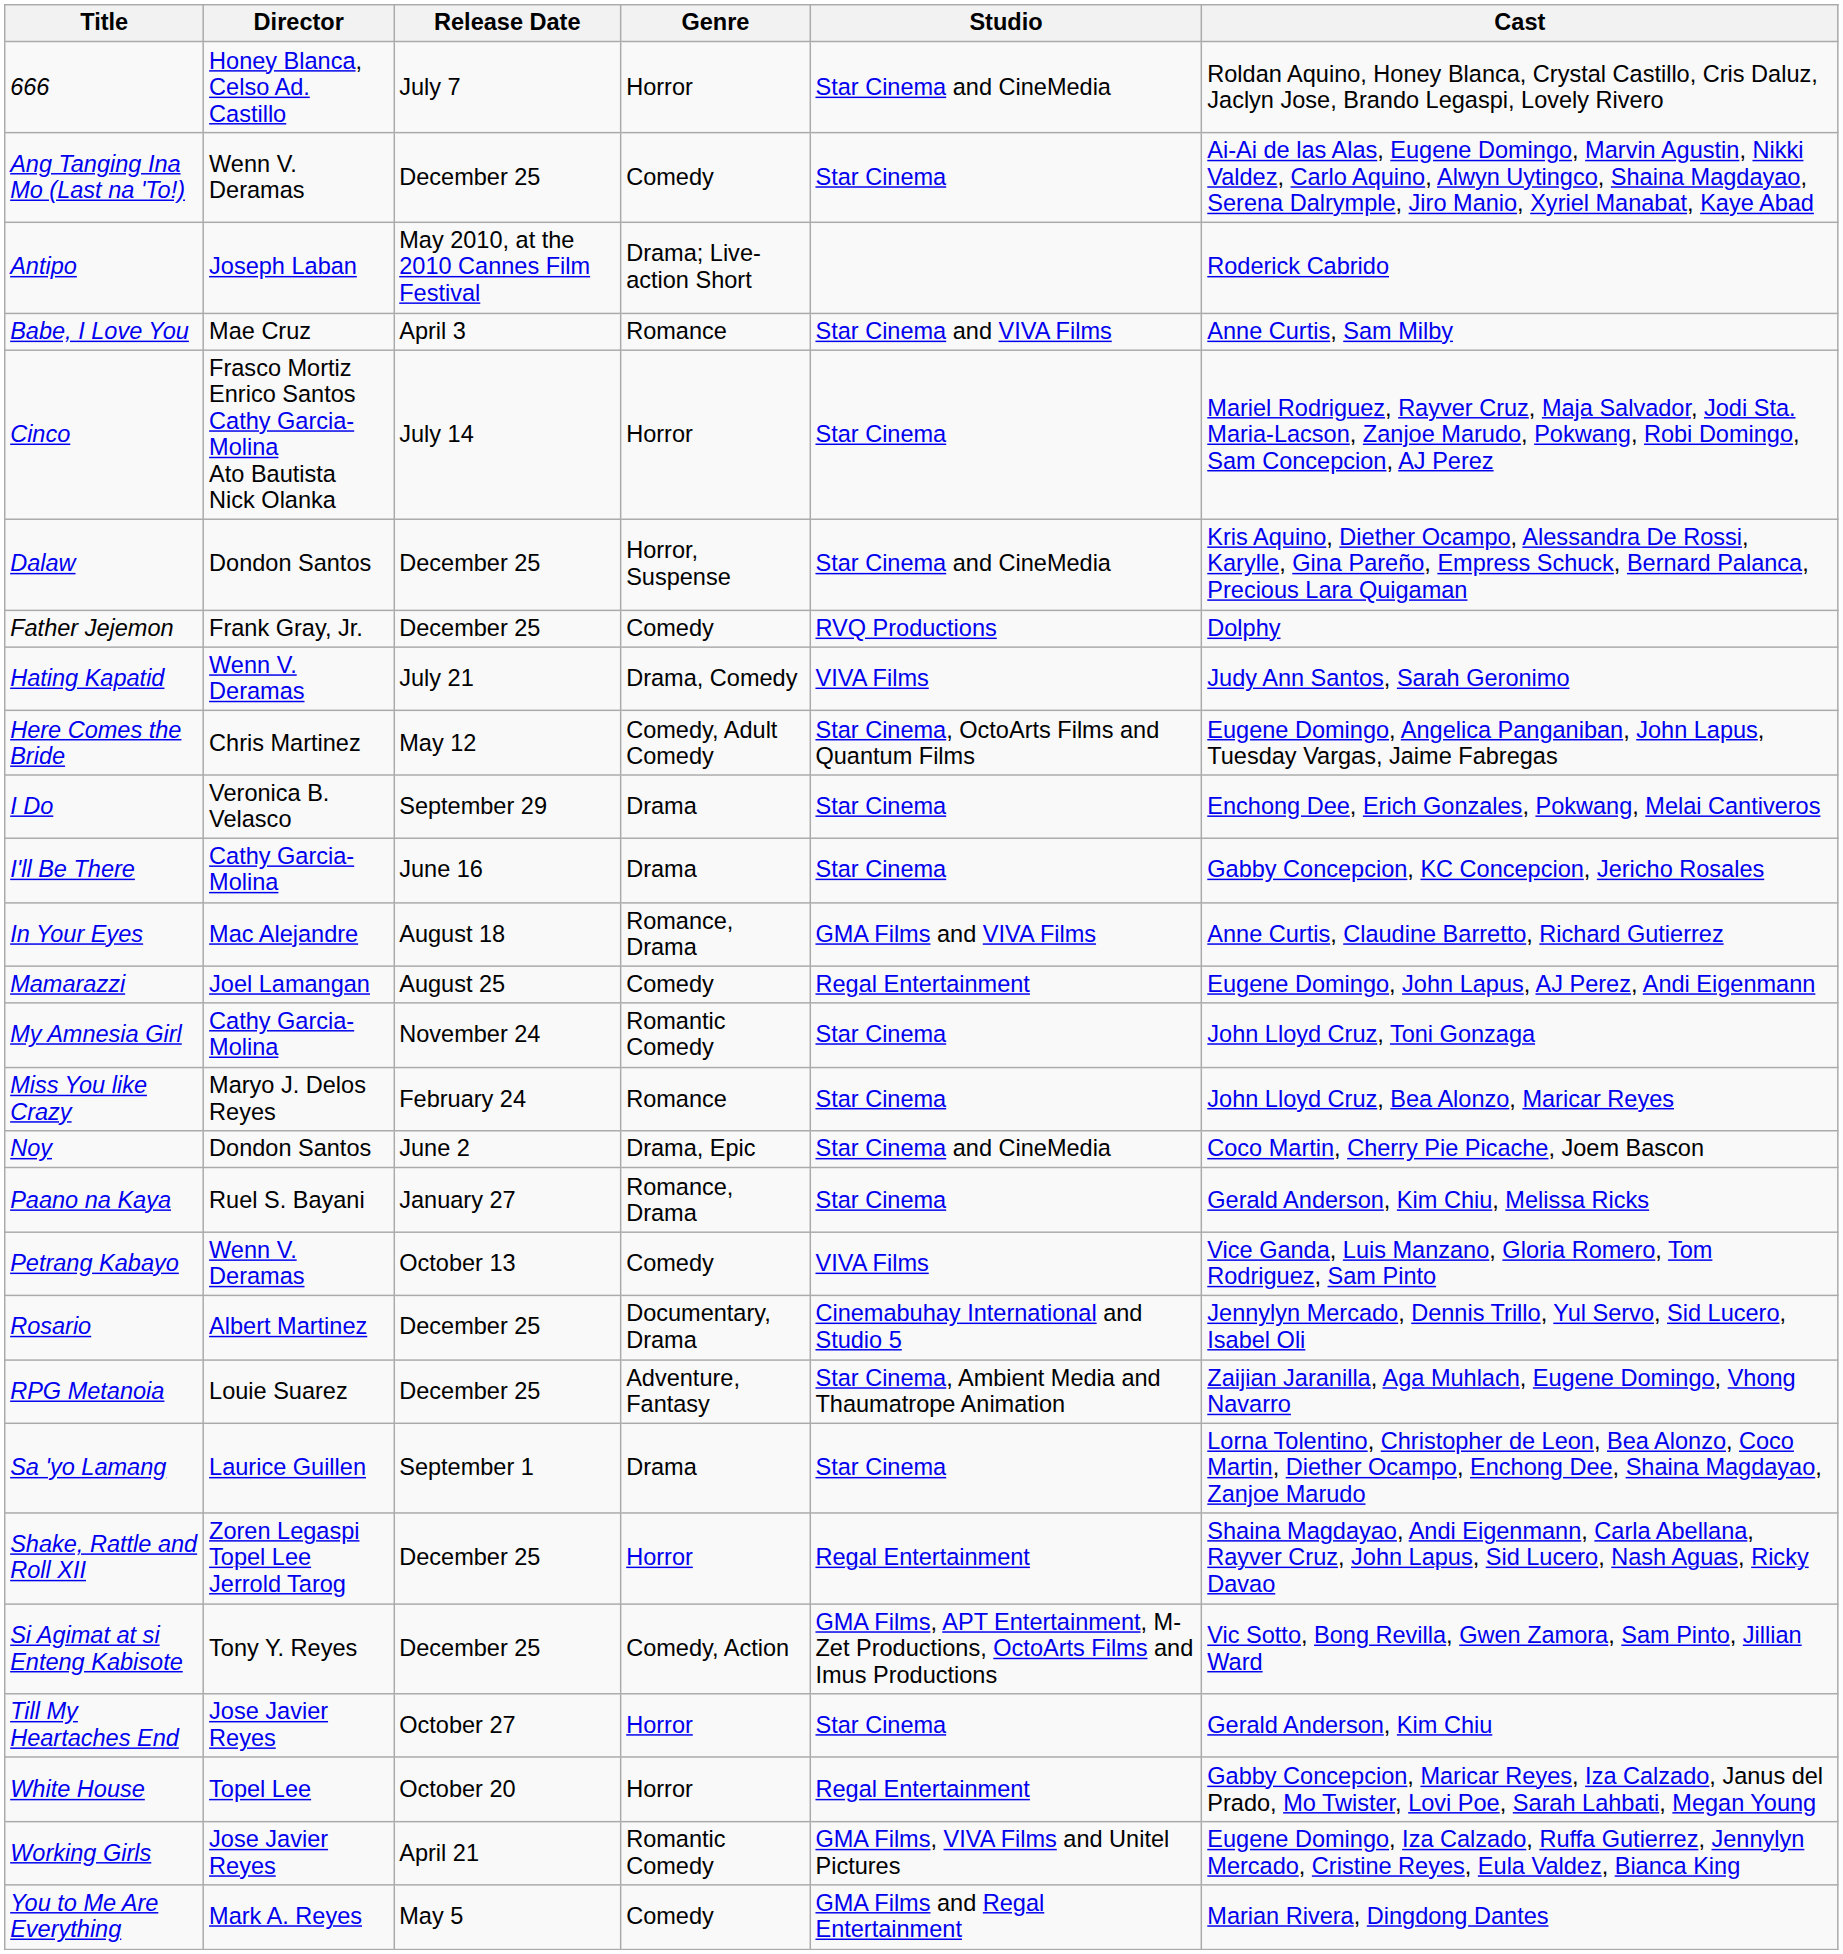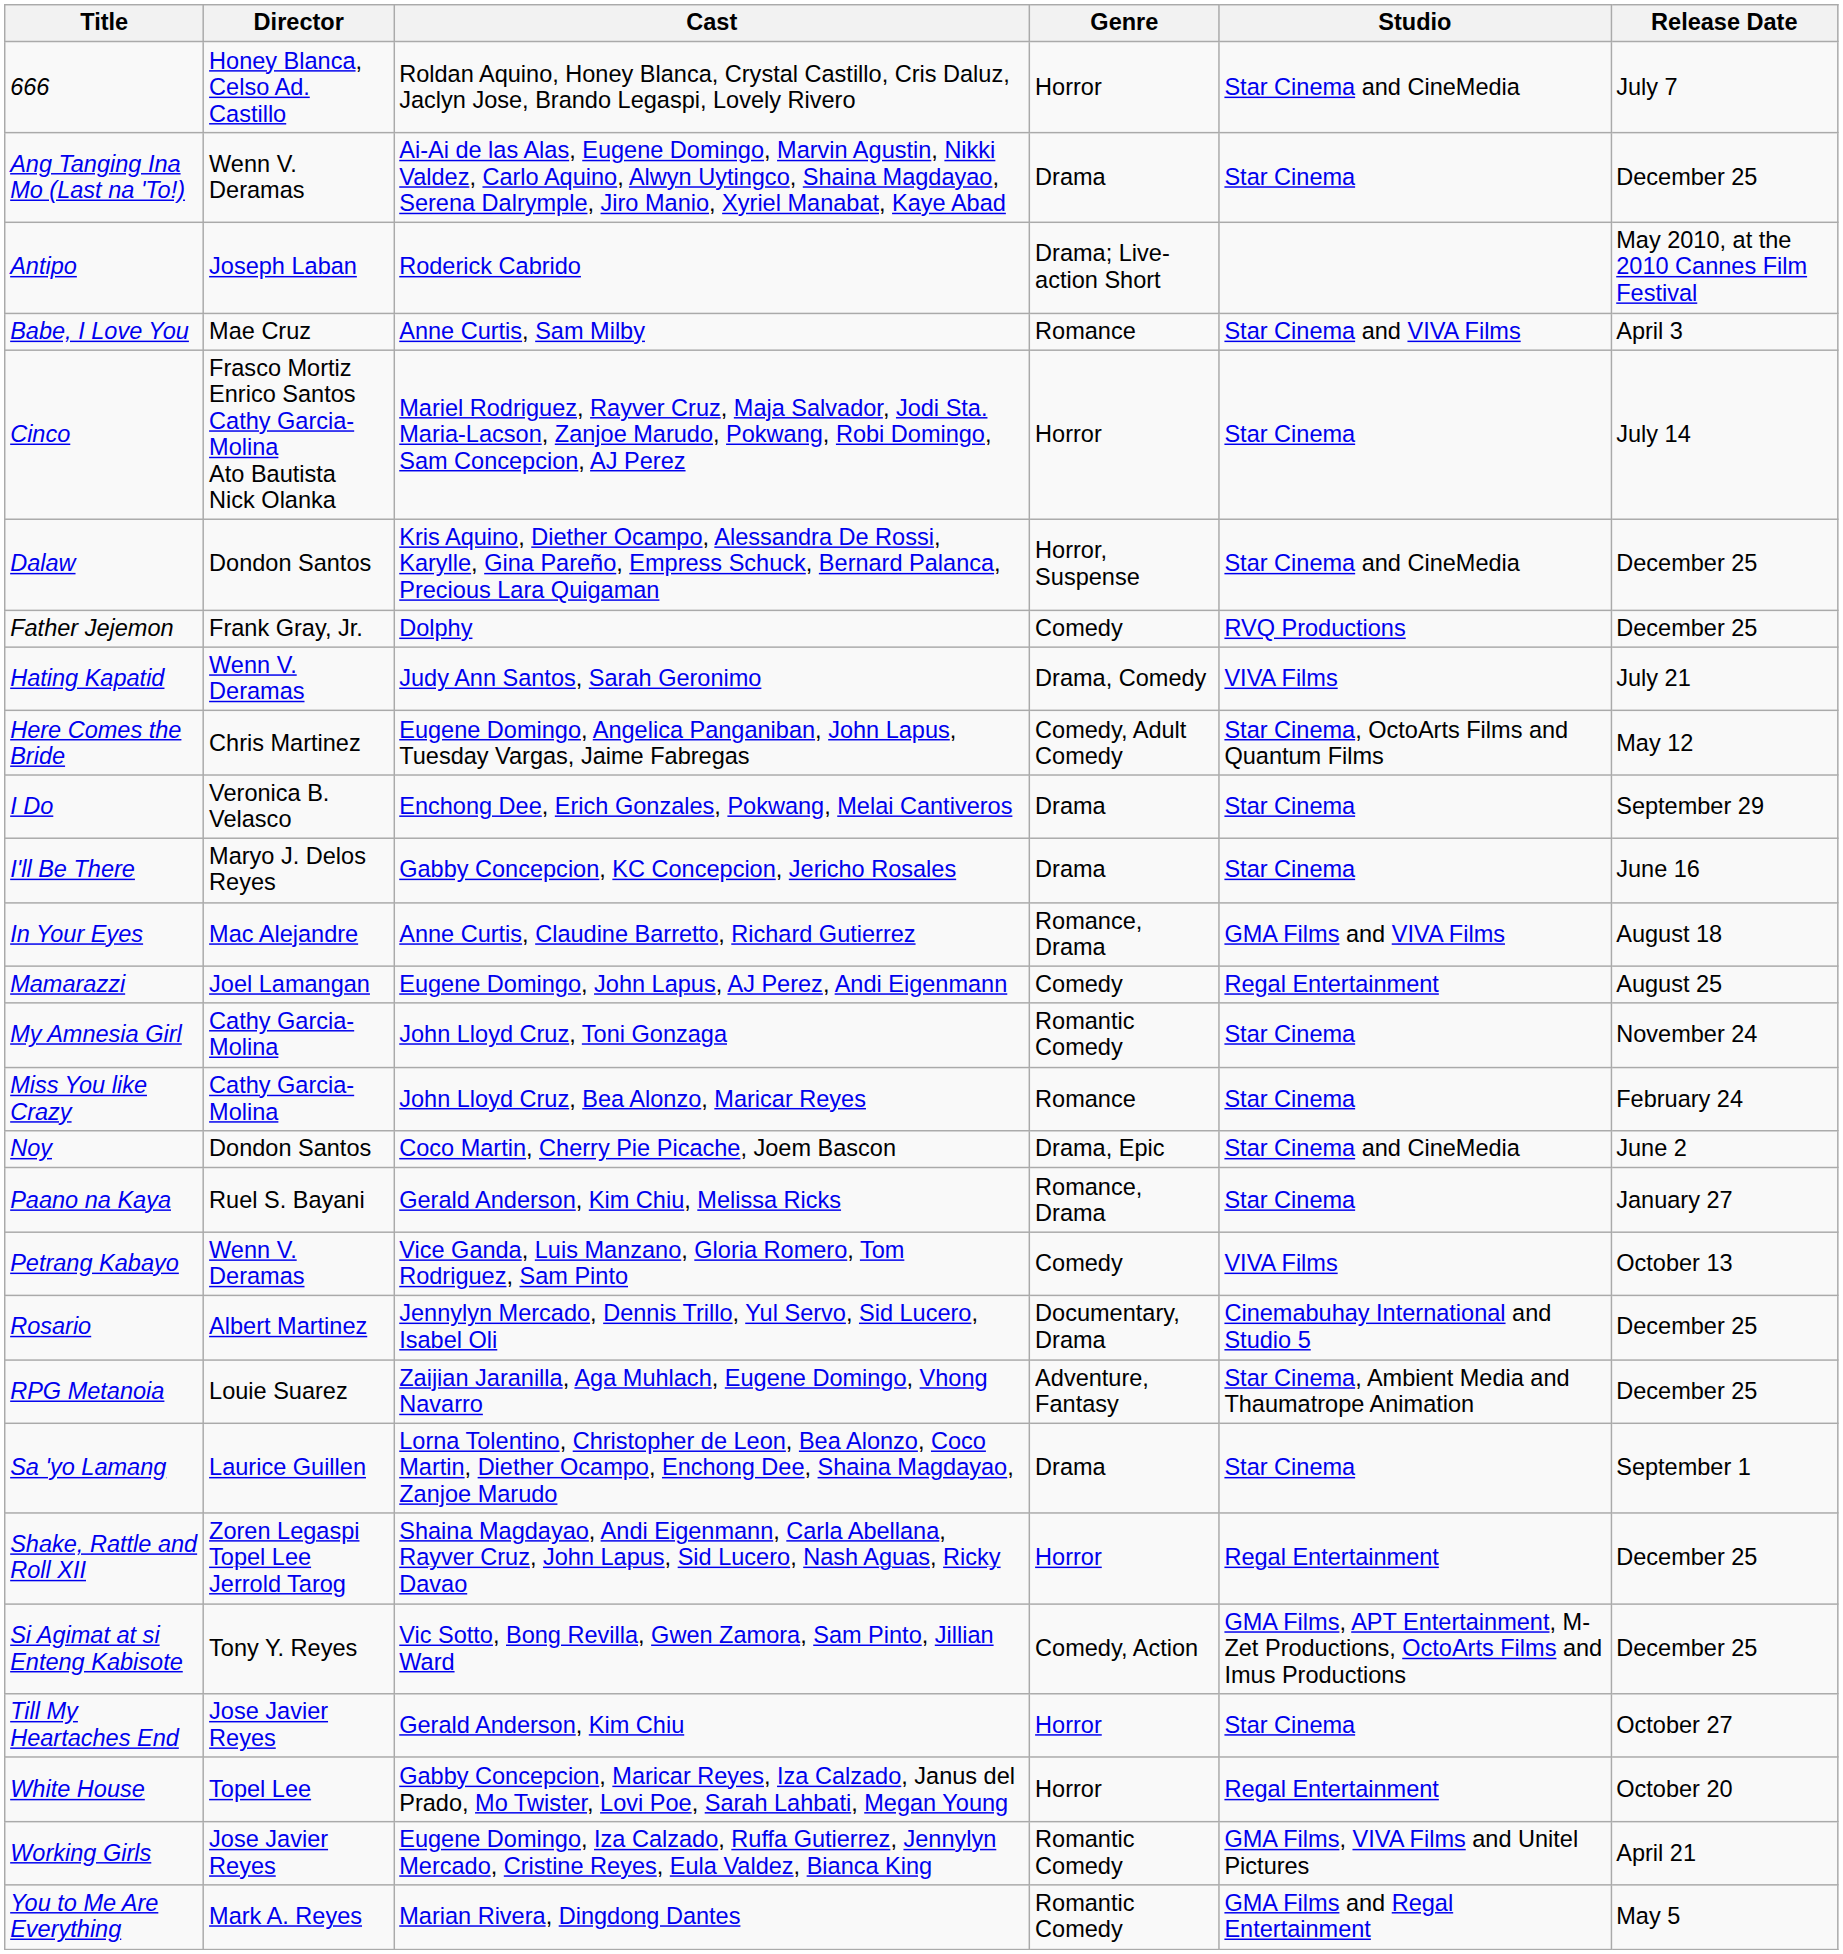columns swapped: (1520, 23) <-> (507, 23)
(670, 177) Comedy -> (1070, 177) Drama
(282, 870) Cathy Garcia-Molina -> (288, 870) Maryo J. Delos Reyes
(288, 1098) Maryo J. Delos Reyes -> (282, 1098) Cathy Garcia-Molina
(670, 1916) Comedy -> (1085, 1916) Romantic Comedy
